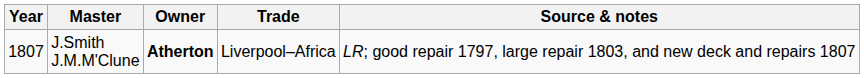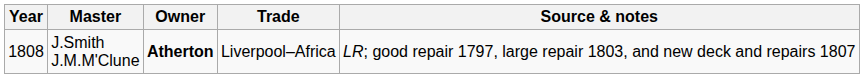(26, 51) 1807 -> (26, 51) 1808
